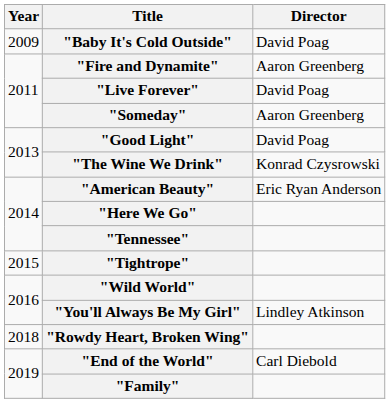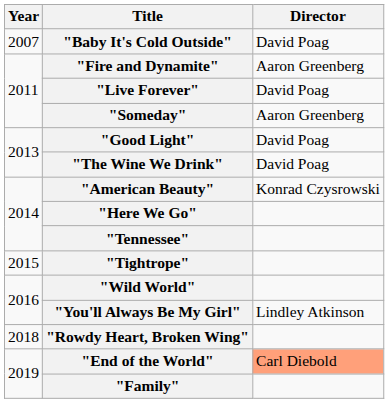(24, 41) 2009 -> (24, 41) 2007
(318, 164) Konrad Czysrowski -> (292, 164) David Poag
(319, 189) Eric Ryan Anderson -> (318, 189) Konrad Czysrowski
(296, 361) no background -> (296, 361) lightsalmon background
